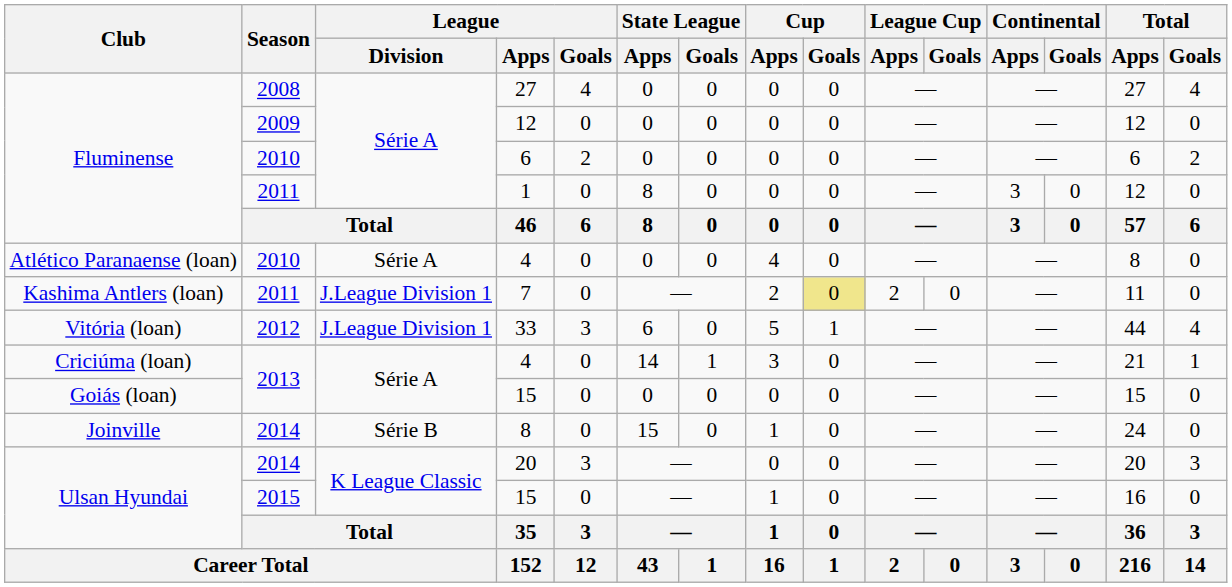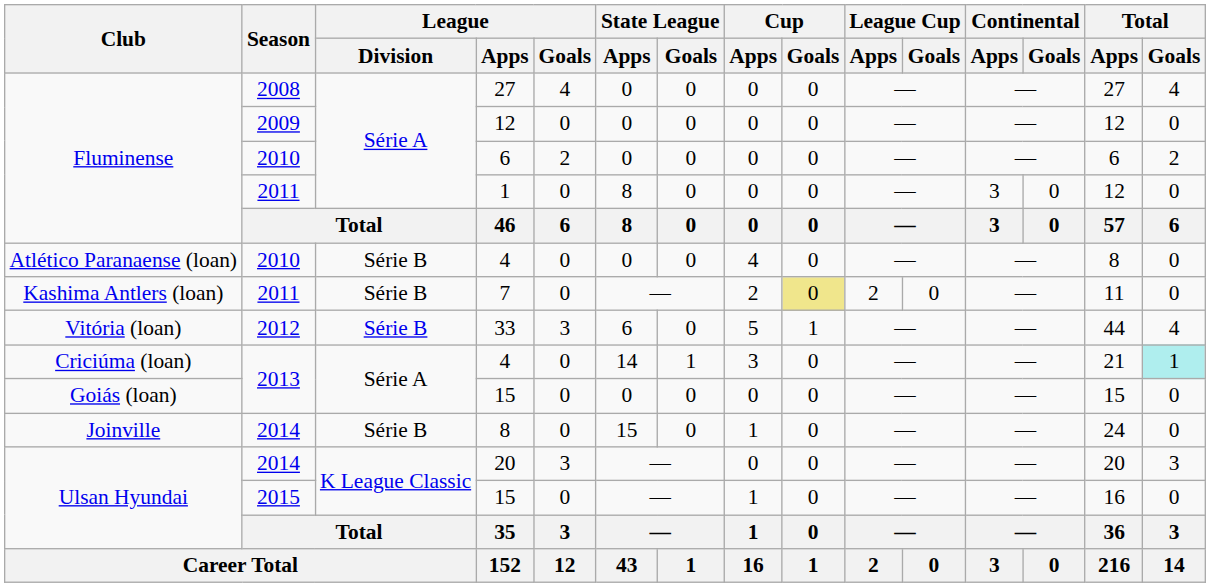(406, 259) Série A -> (396, 259) Série B
(406, 293) J.League Division 1 -> (396, 293) Série B
(406, 327) J.League Division 1 -> (396, 327) Série B
(1195, 361) no background -> (1174, 361) paleturquoise background
